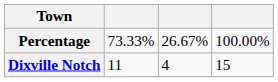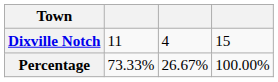rows swapped: (54, 64) <-> (54, 40)
